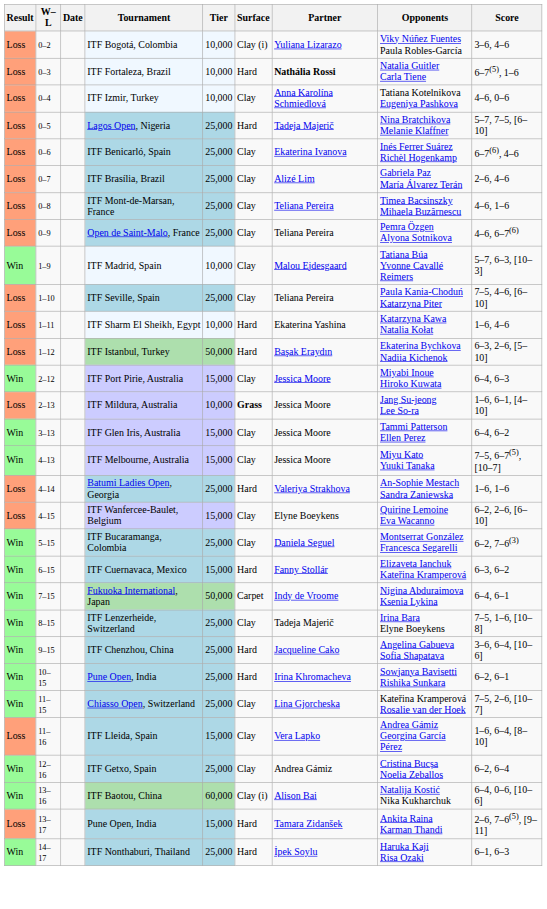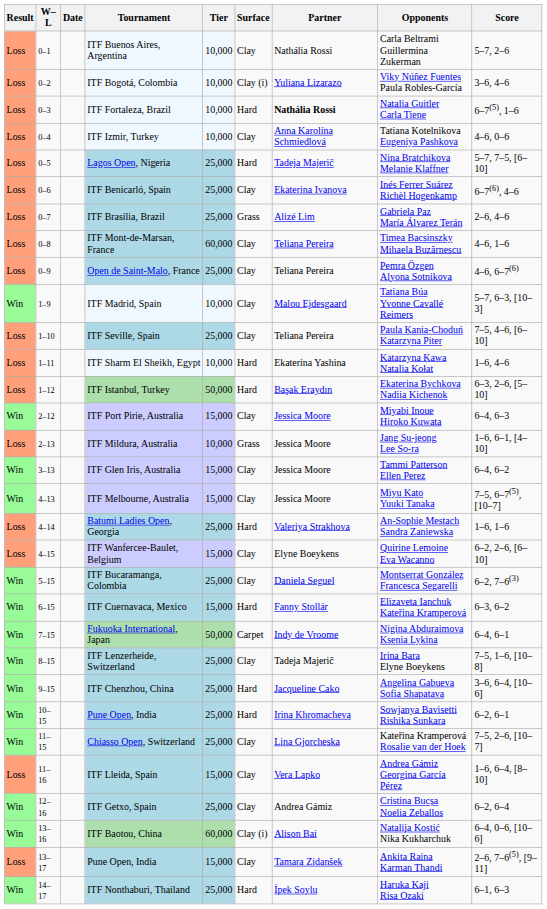+ row: (44, 51)
(246, 179) Clay -> (248, 217) Grass
(219, 206) 25,000 -> (219, 244) 60,000
(249, 405) bold -> (248, 443) normal
(247, 824) Hard -> (246, 862) Clay
